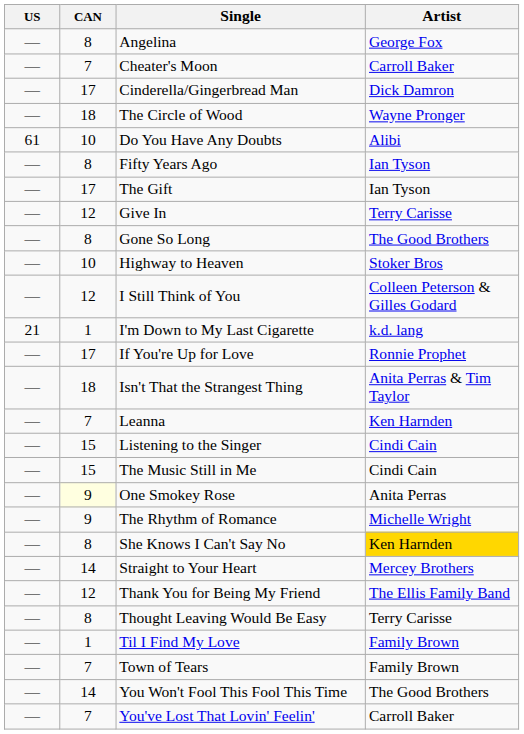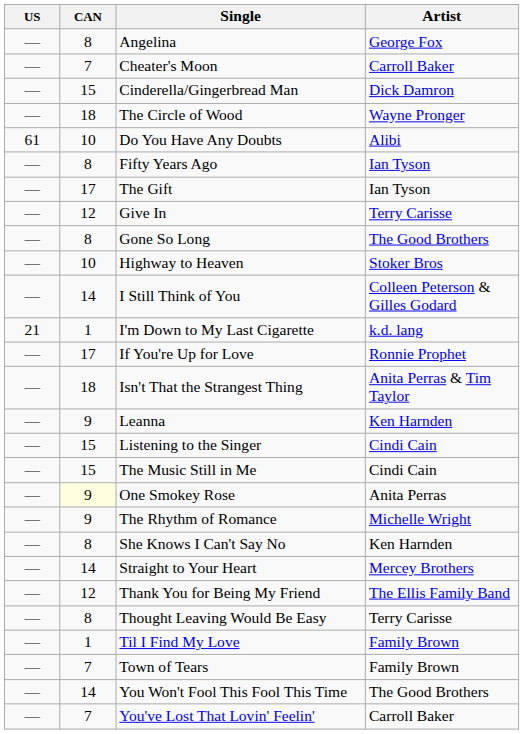(88, 90) 17 -> (88, 90) 15
(88, 296) 12 -> (88, 296) 14
(88, 420) 7 -> (88, 420) 9
(411, 544) gold background -> (411, 544) no background
